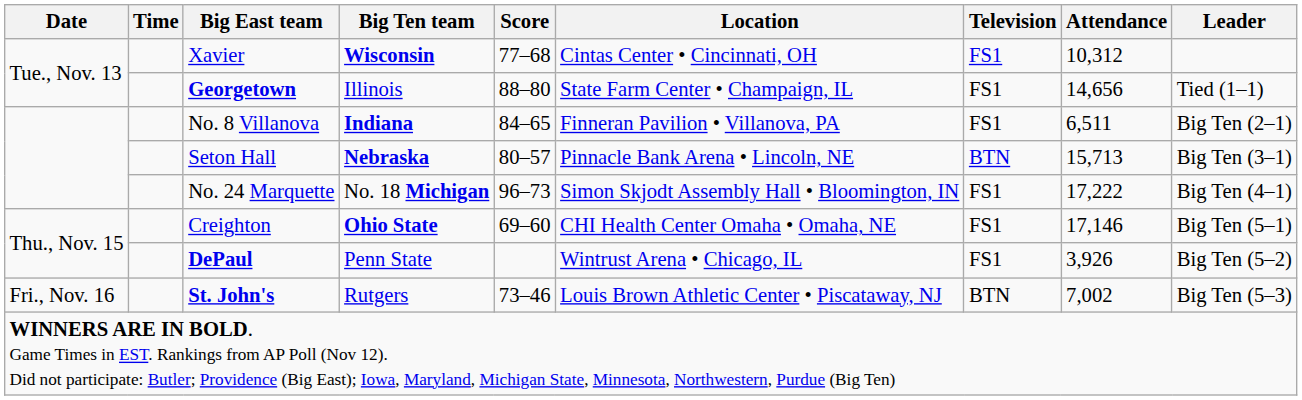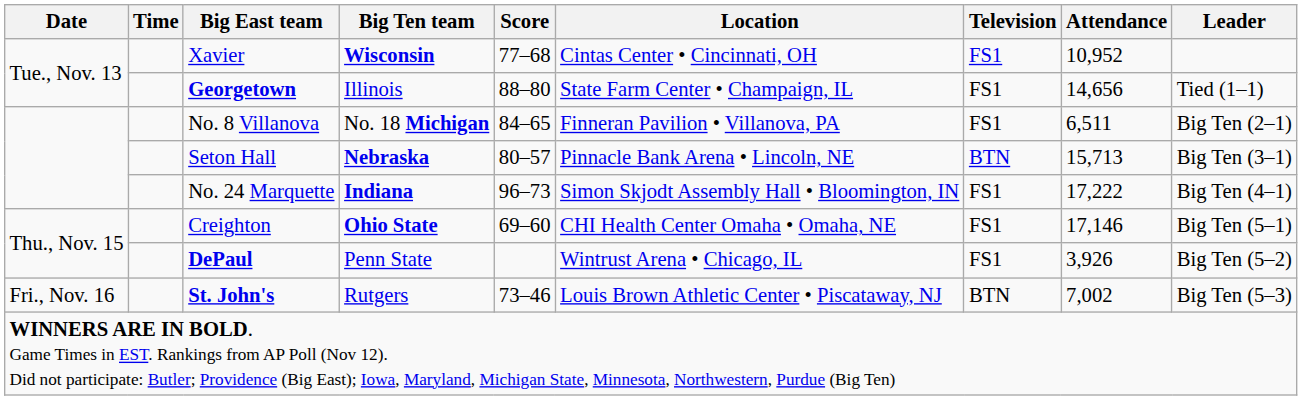(1095, 55) 10,312 -> (1095, 55) 10,952
(379, 123) Indiana -> (417, 123) No. 18 Michigan
(417, 192) No. 18 Michigan -> (379, 192) Indiana
